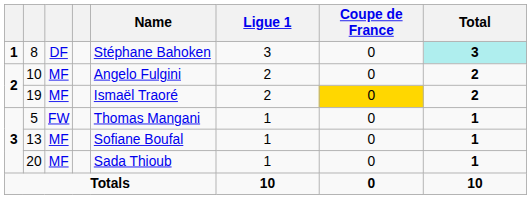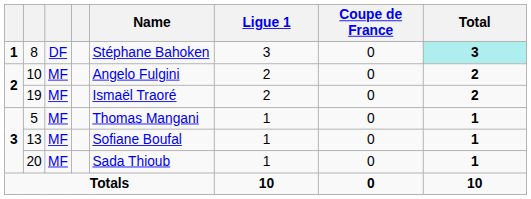(371, 96) gold background -> (371, 96) no background
(59, 118) FW -> (58, 118) MF
